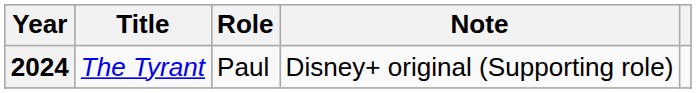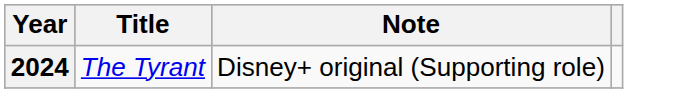- column: (245, 25)
